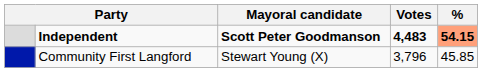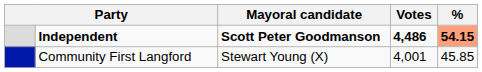(410, 36) 4,483 -> (410, 36) 4,486
(410, 57) 3,796 -> (410, 57) 4,001
